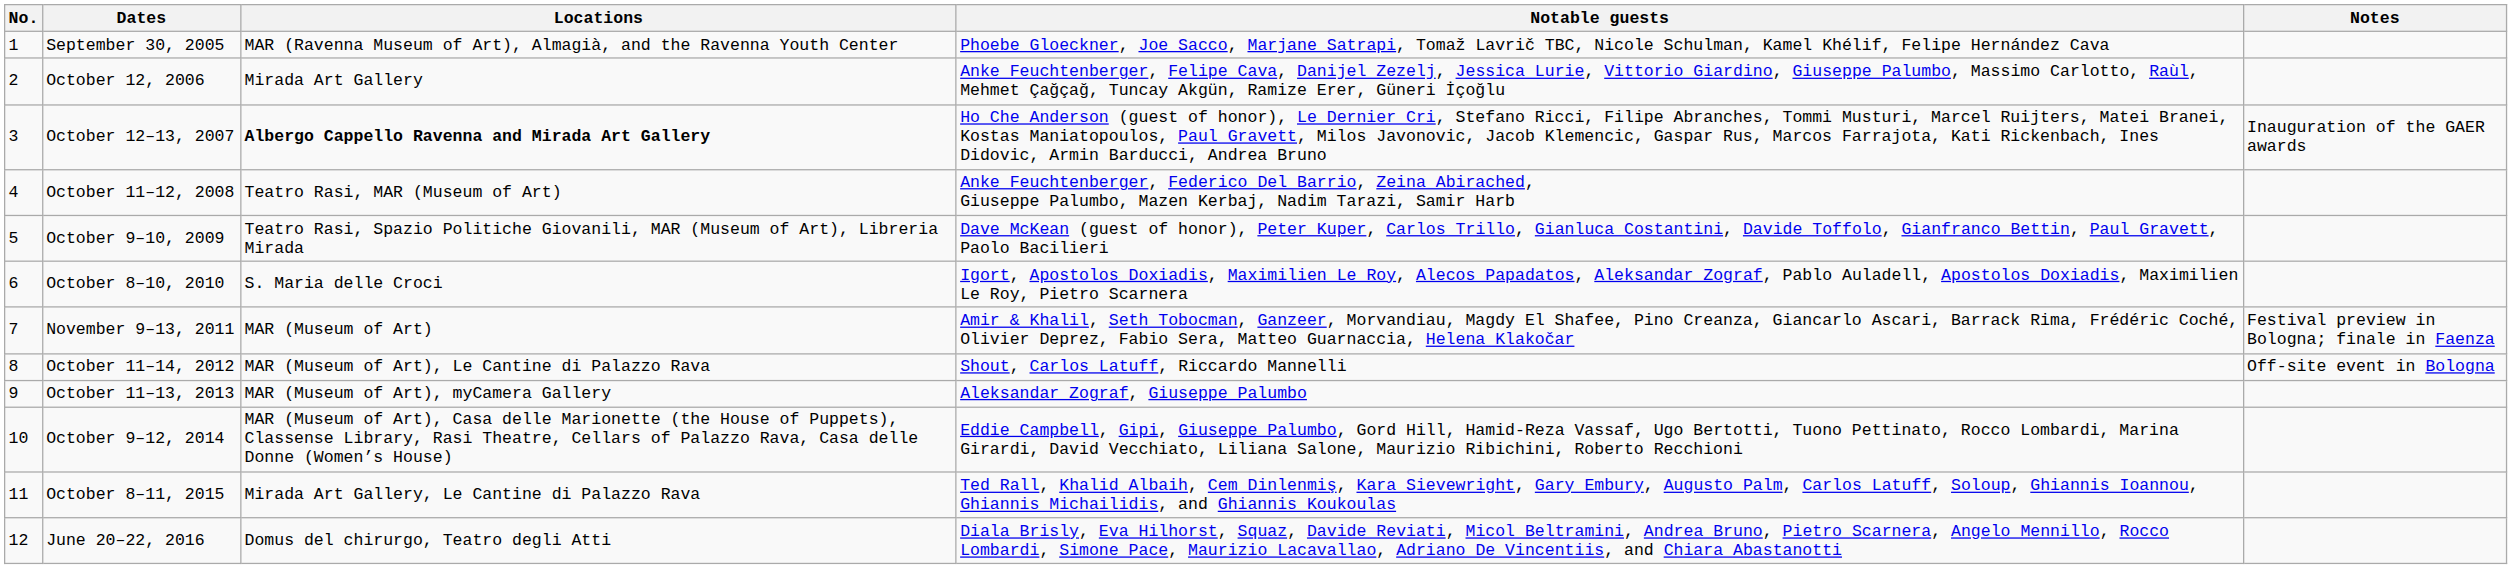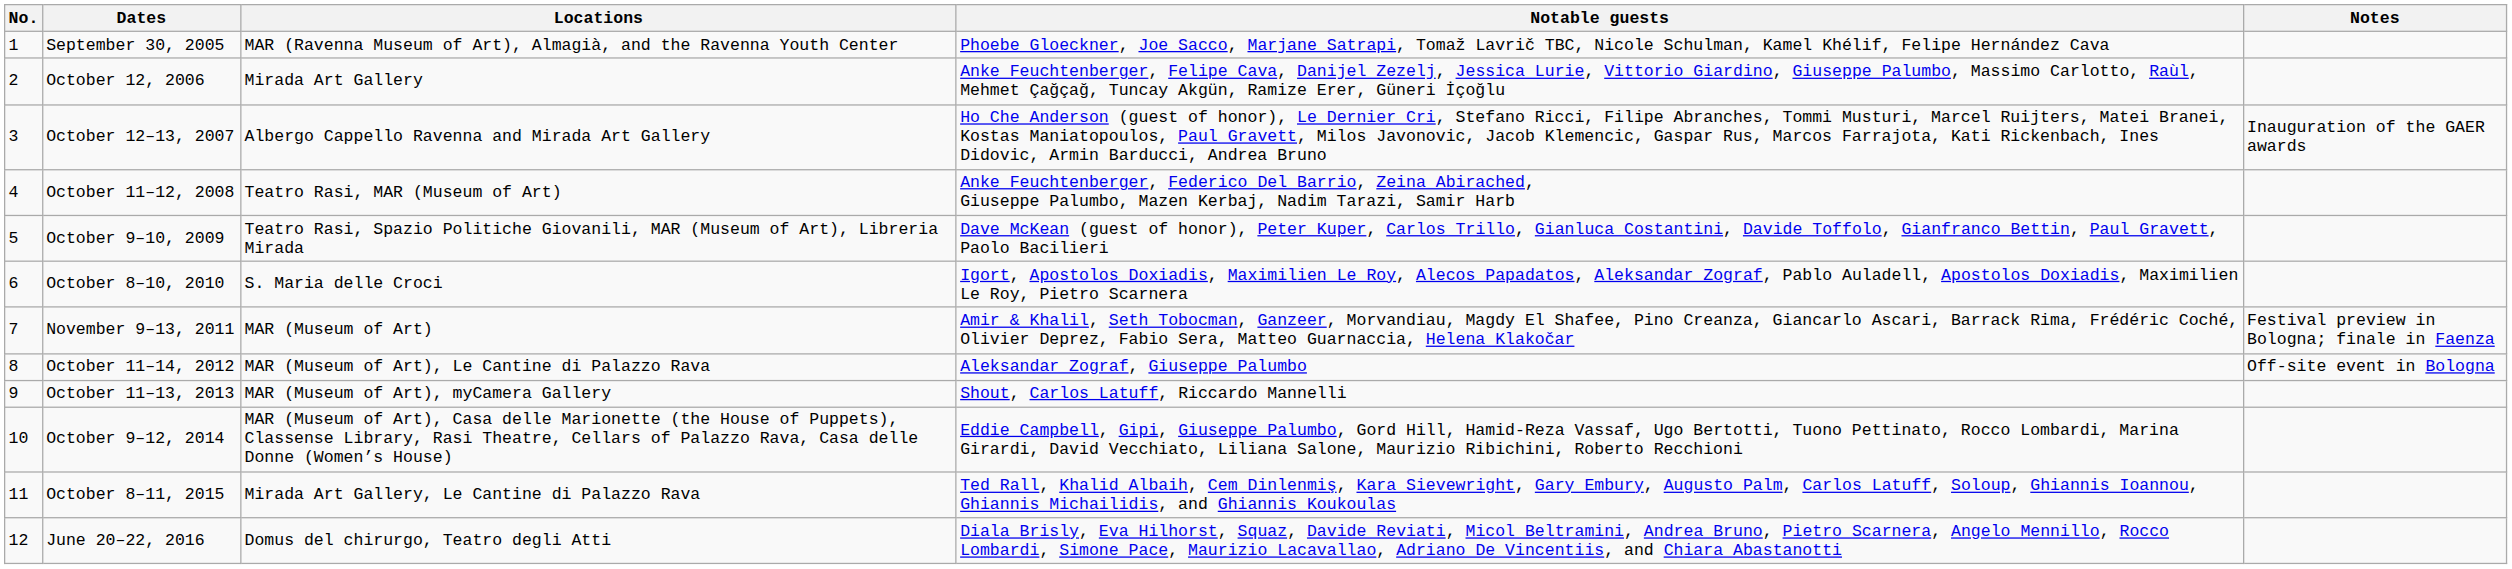(477, 137) bold -> (477, 137) normal
(1153, 367) Shout, Carlos Latuff, Riccardo Mannelli -> (1134, 367) Aleksandar Zograf, Giuseppe Palumbo
(1134, 394) Aleksandar Zograf, Giuseppe Palumbo -> (1153, 394) Shout, Carlos Latuff, Riccardo Mannelli
